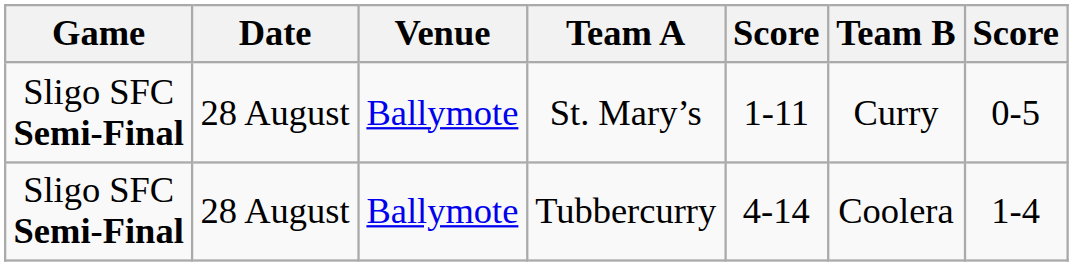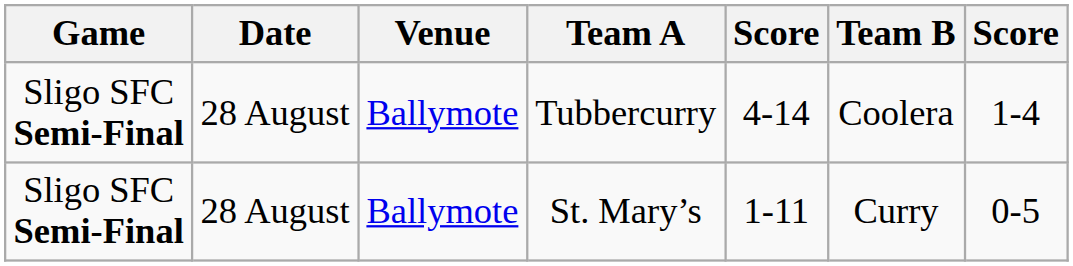rows swapped: (626, 111) <-> (626, 210)
